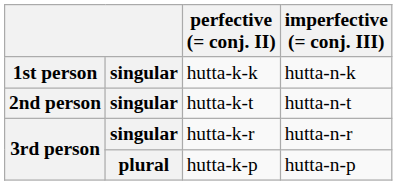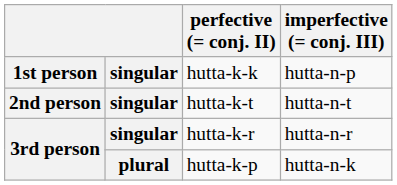(320, 72) hutta-n-k -> (320, 72) hutta-n-p
(320, 164) hutta-n-p -> (320, 164) hutta-n-k
